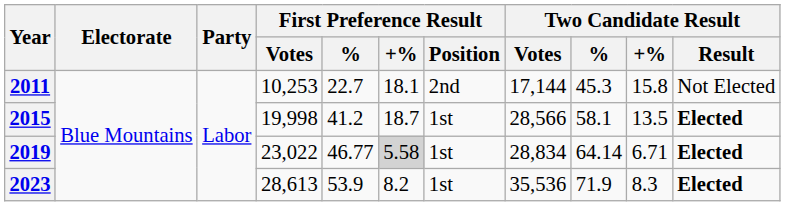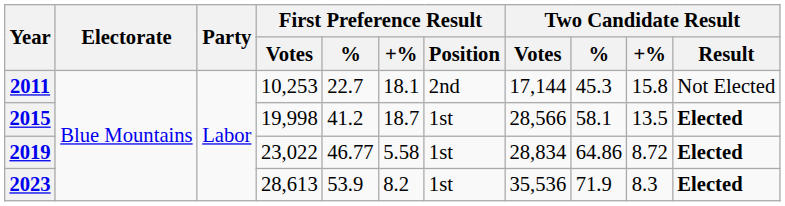(401, 151) lightgrey background -> (401, 151) no background
(599, 151) 64.14 -> (599, 151) 64.86
(650, 151) 6.71 -> (650, 151) 8.72
